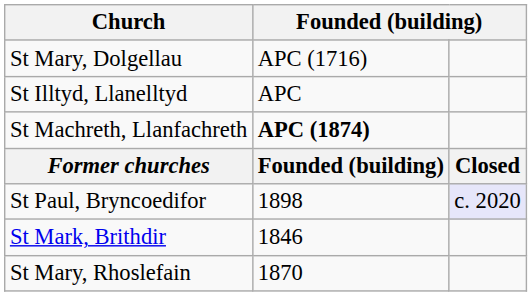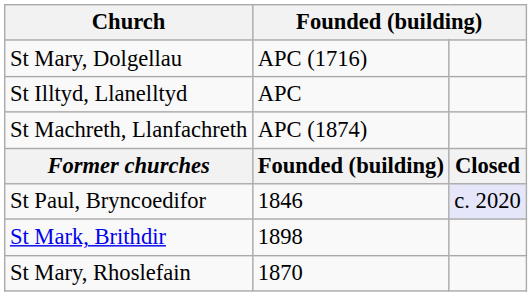(314, 129) bold -> (313, 129) normal
(280, 201) 1898 -> (280, 201) 1846
(280, 237) 1846 -> (280, 237) 1898
